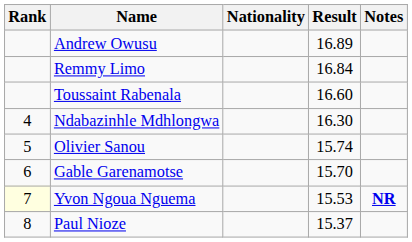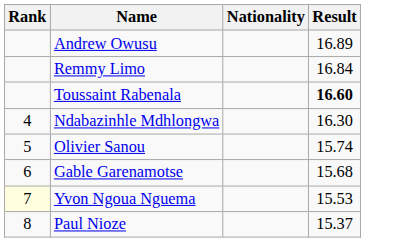- column: (384, 17)
(335, 95) normal -> (335, 95) bold
(335, 172) 15.70 -> (335, 172) 15.68
